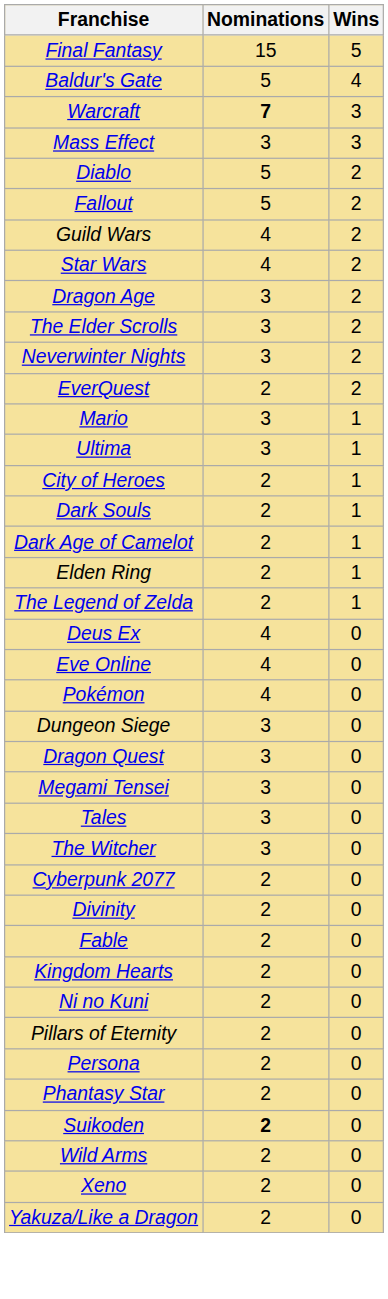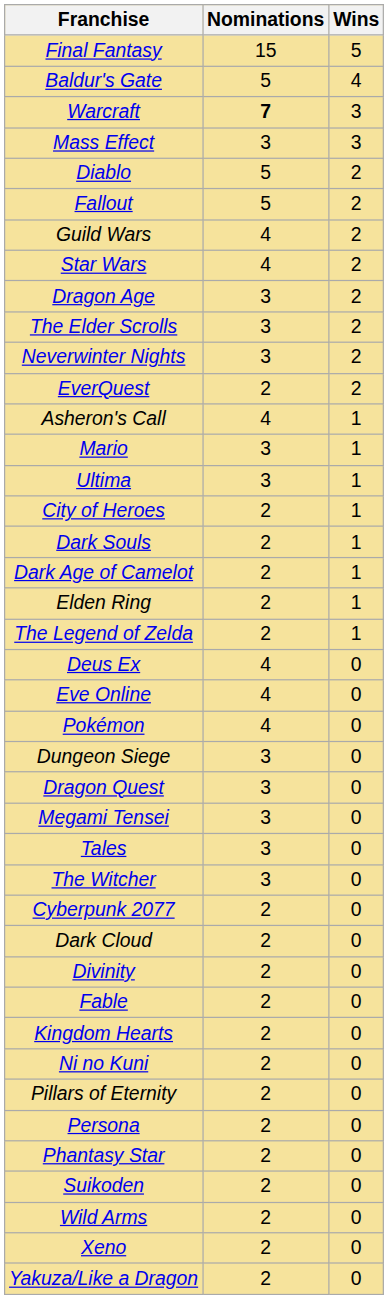+ row: (104, 419)
+ row: (104, 940)
(266, 1125) bold -> (266, 1186) normal
